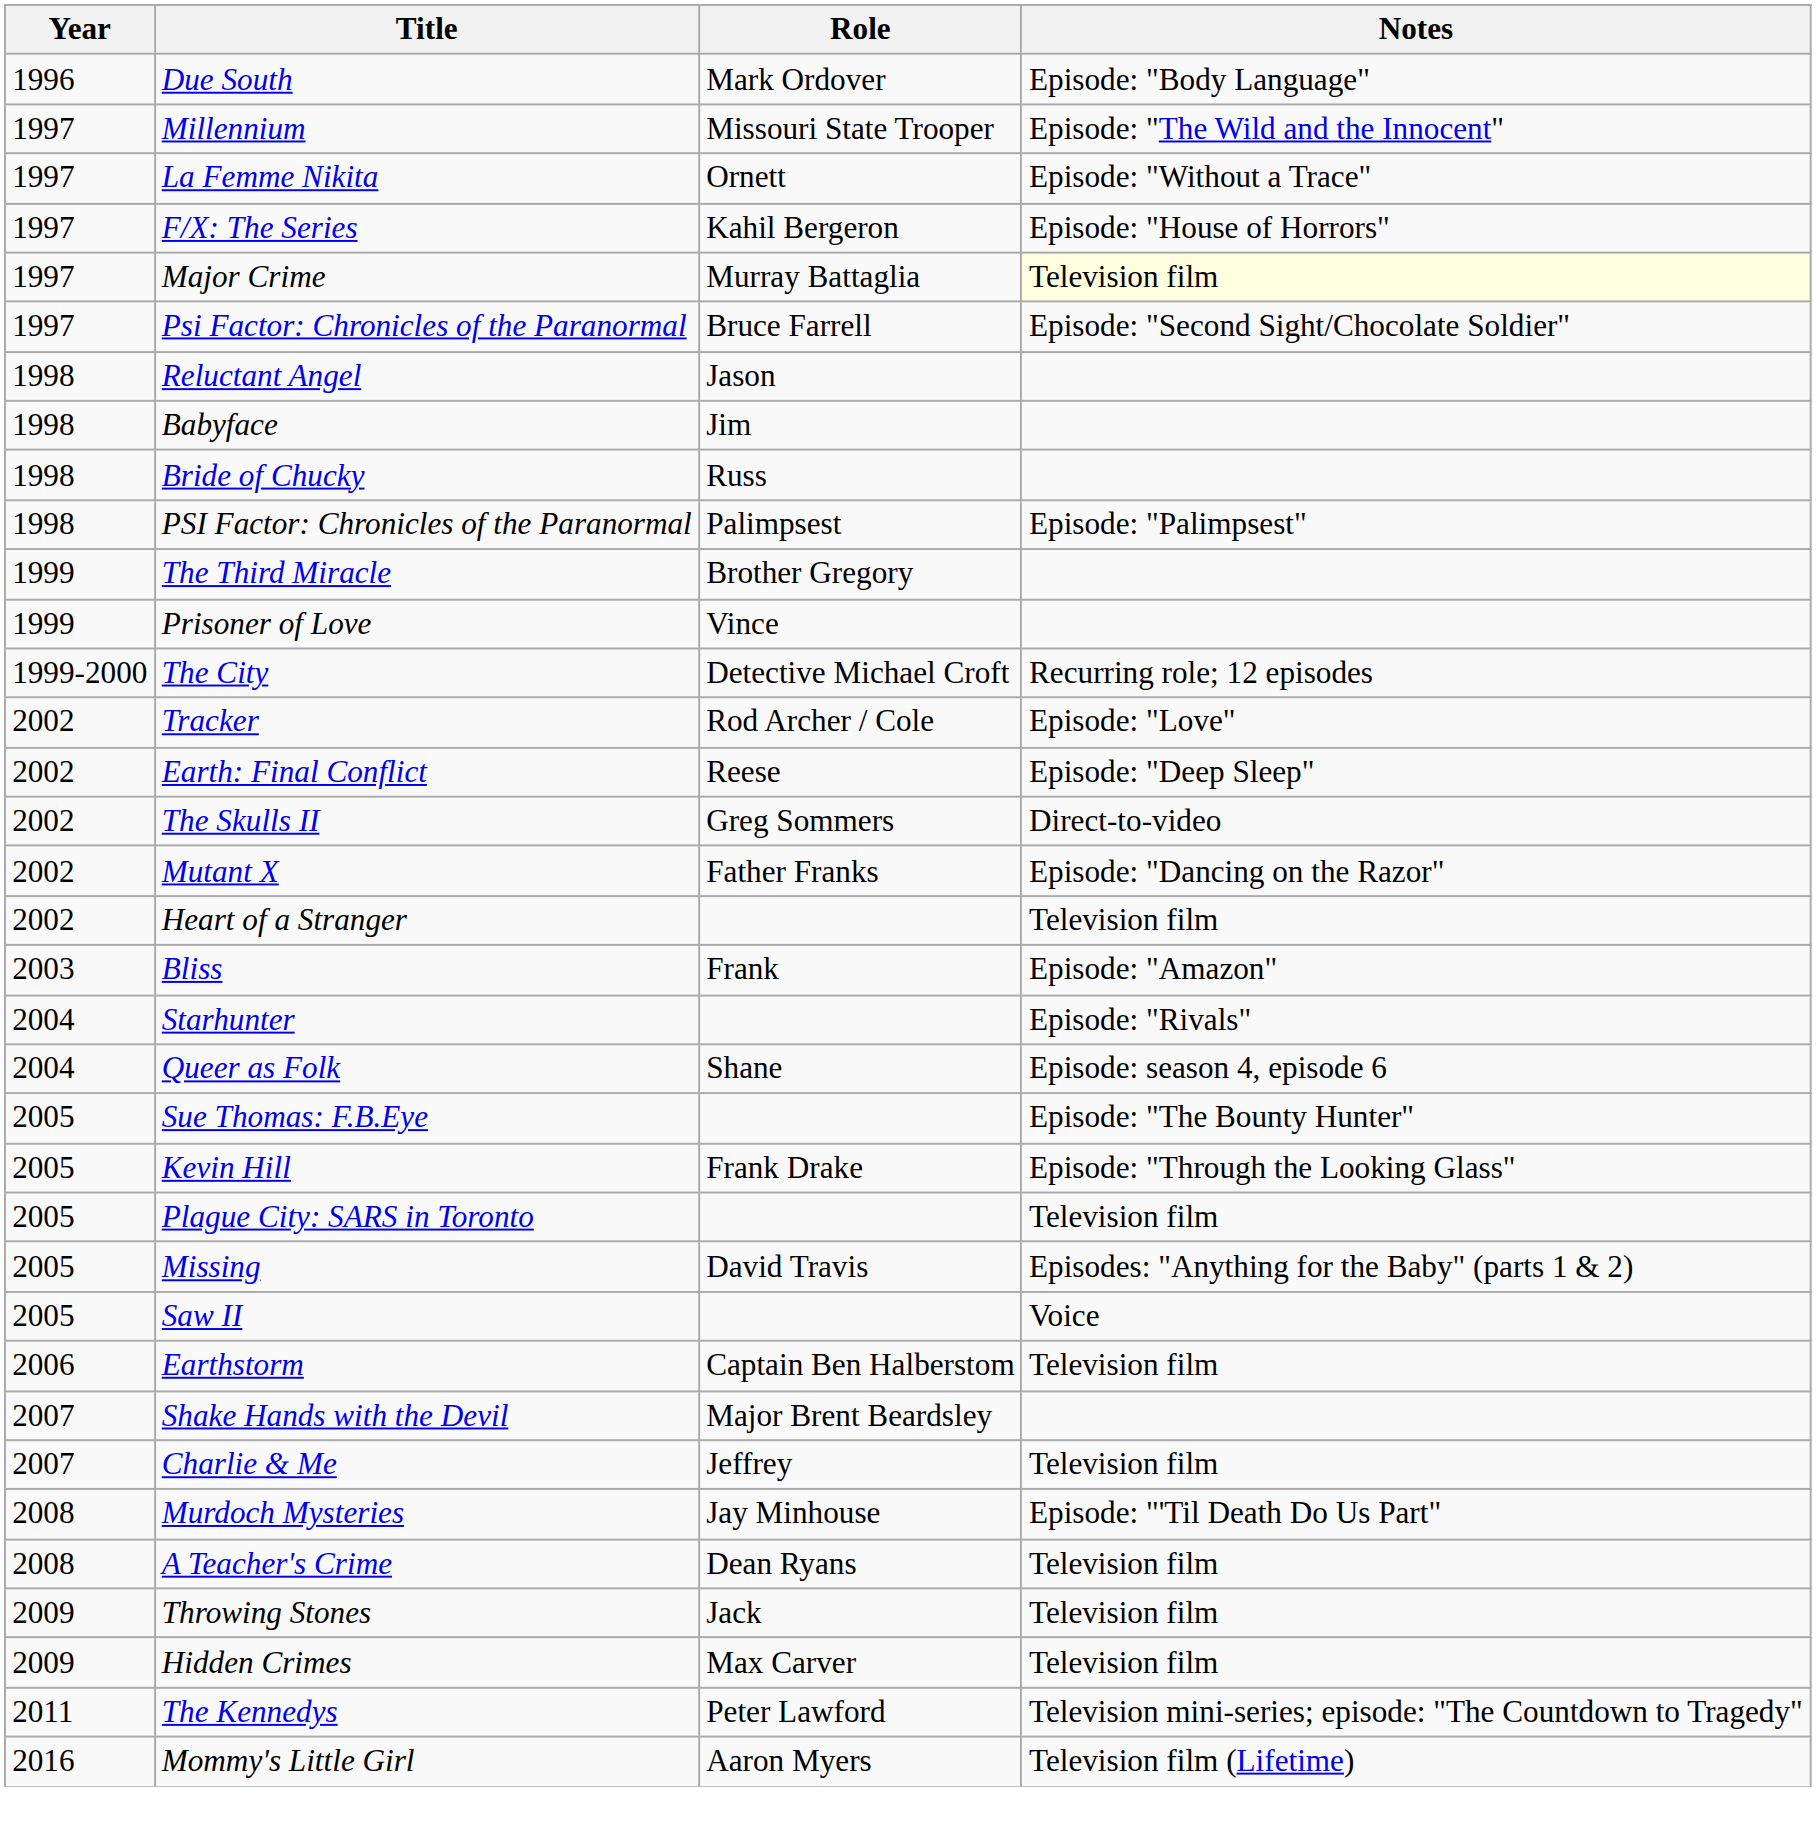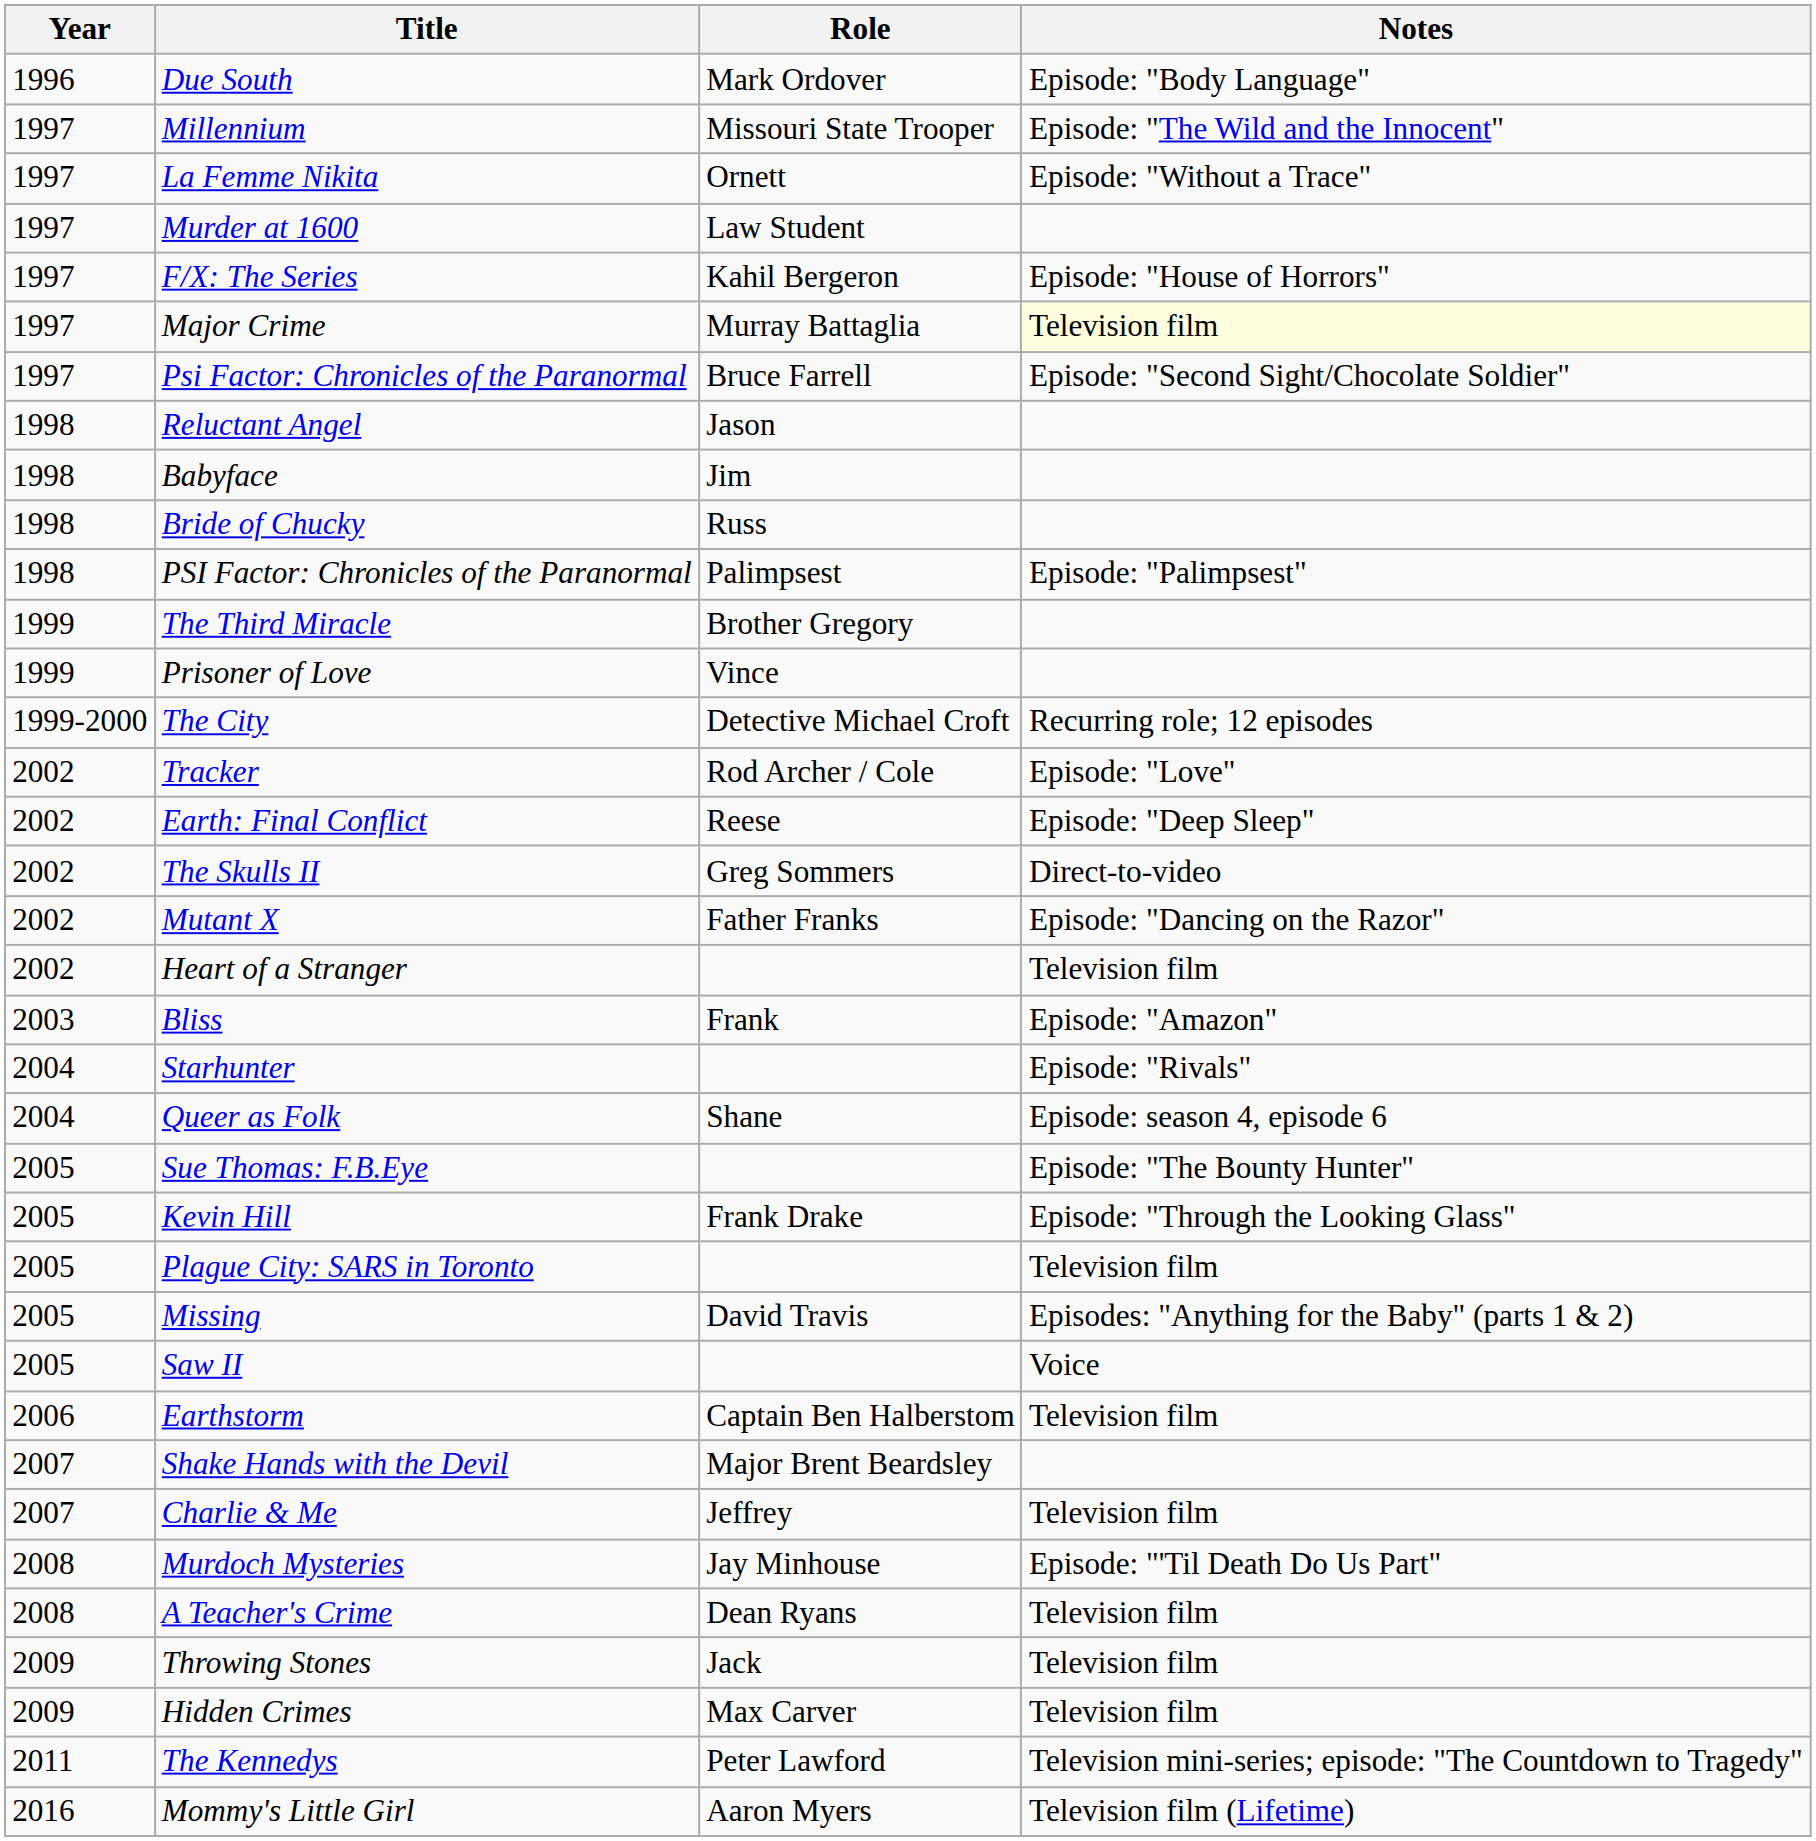+ row: (260, 227)
